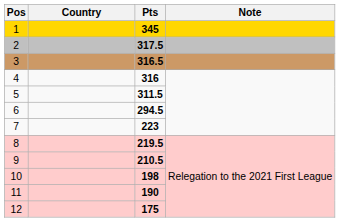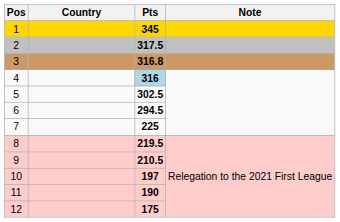(150, 62) 316.5 -> (150, 62) 316.8
(150, 78) no background -> (150, 78) lightblue background
(150, 95) 311.5 -> (150, 95) 302.5
(150, 127) 223 -> (150, 127) 225
(150, 176) 198 -> (150, 176) 197
